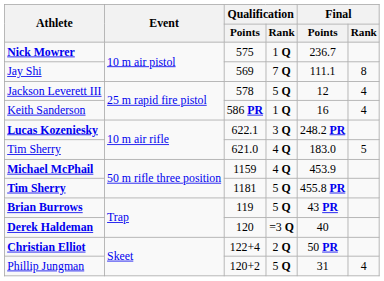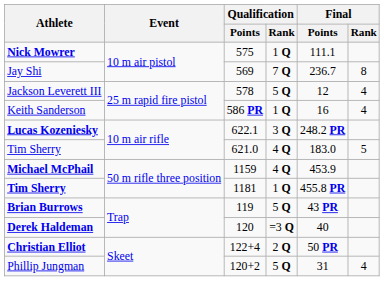(323, 52) 236.7 -> (323, 52) 111.1
(323, 72) 111.1 -> (323, 72) 236.7
(282, 188) 5 Q -> (282, 188) 1 Q
